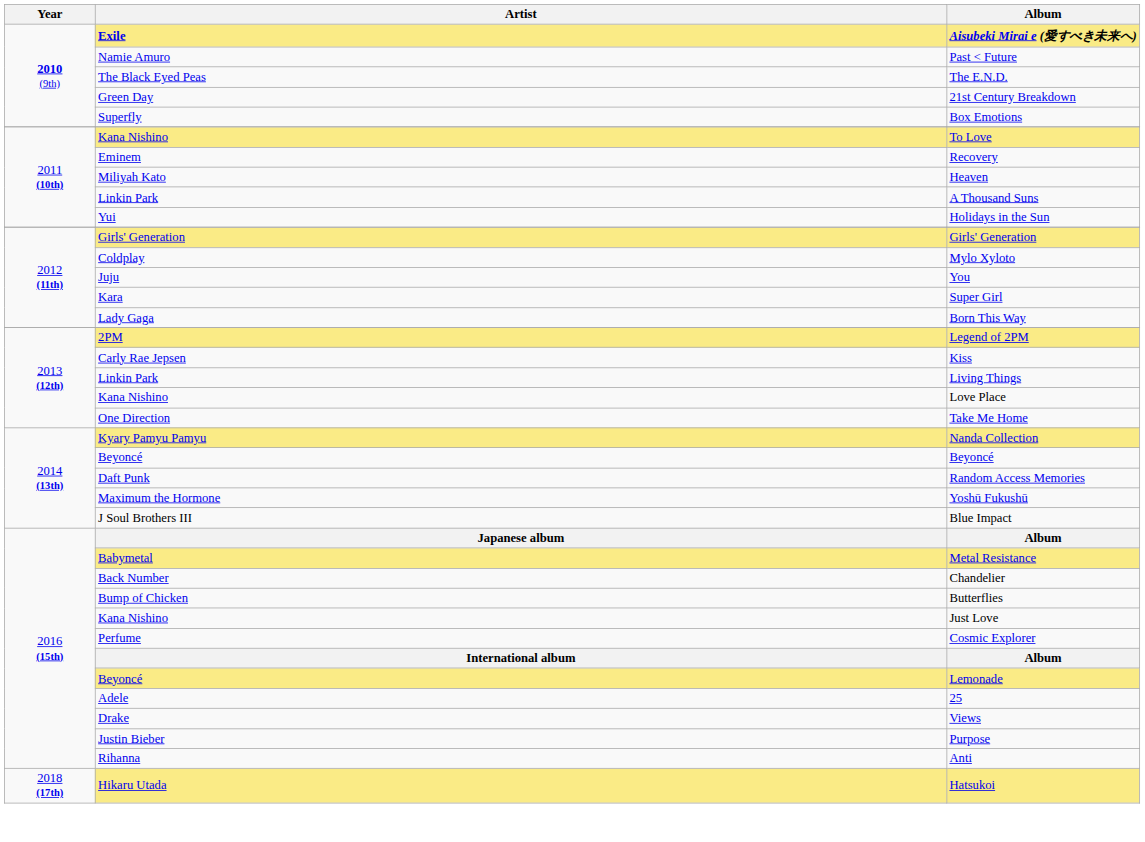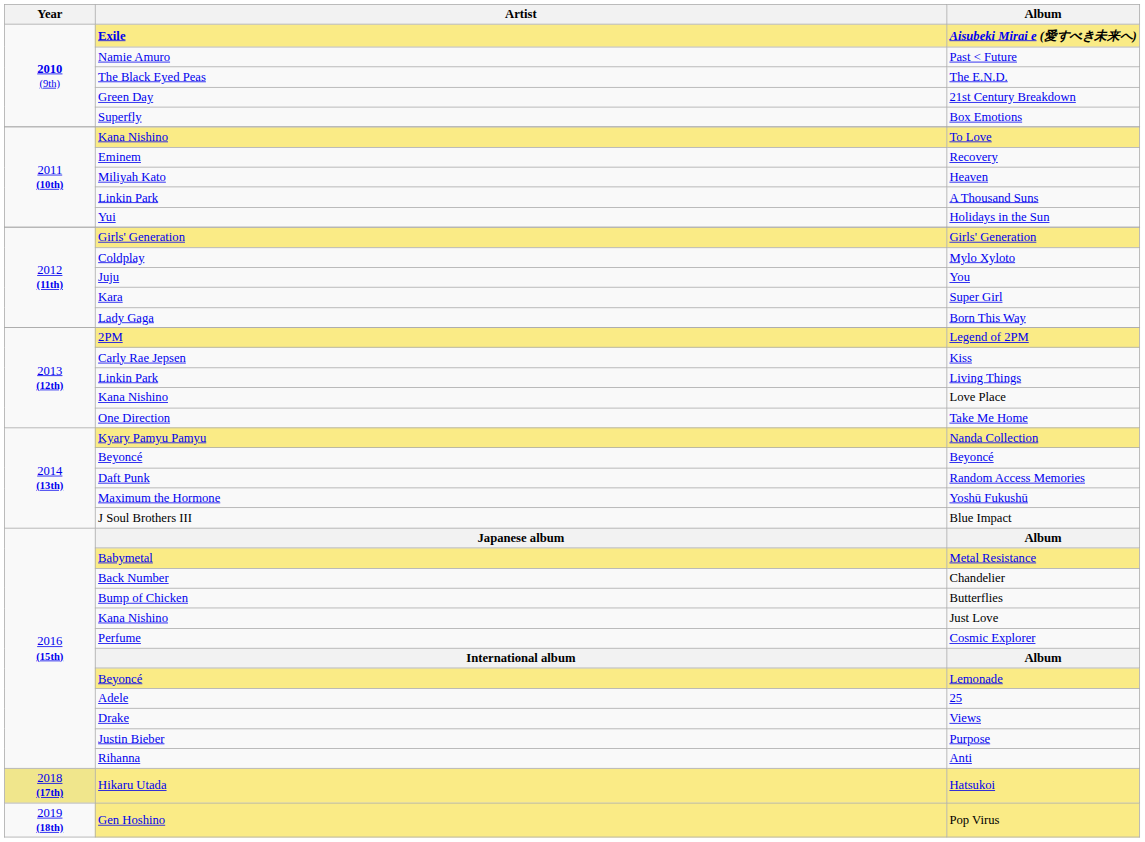(50, 785) no background -> (50, 785) khaki background
+ row: (132, 820)
